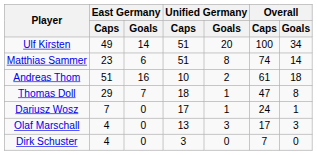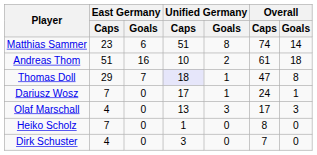- row: (47, 45)
(183, 93) no background -> (183, 77) lavender background
+ row: (47, 126)
